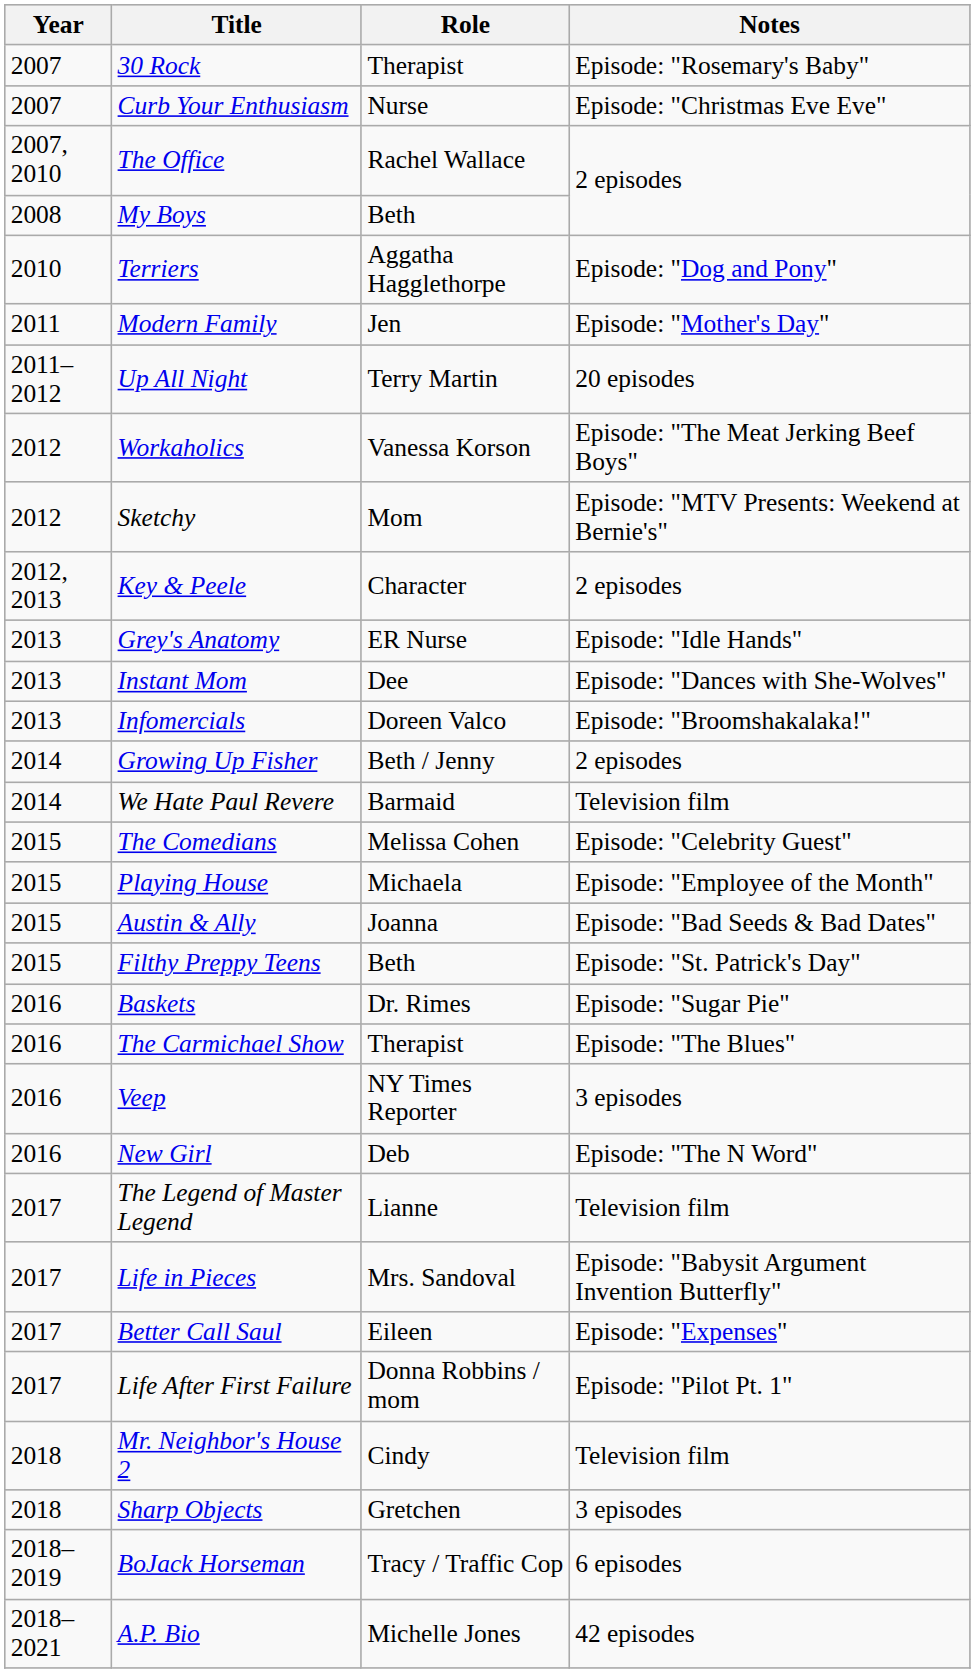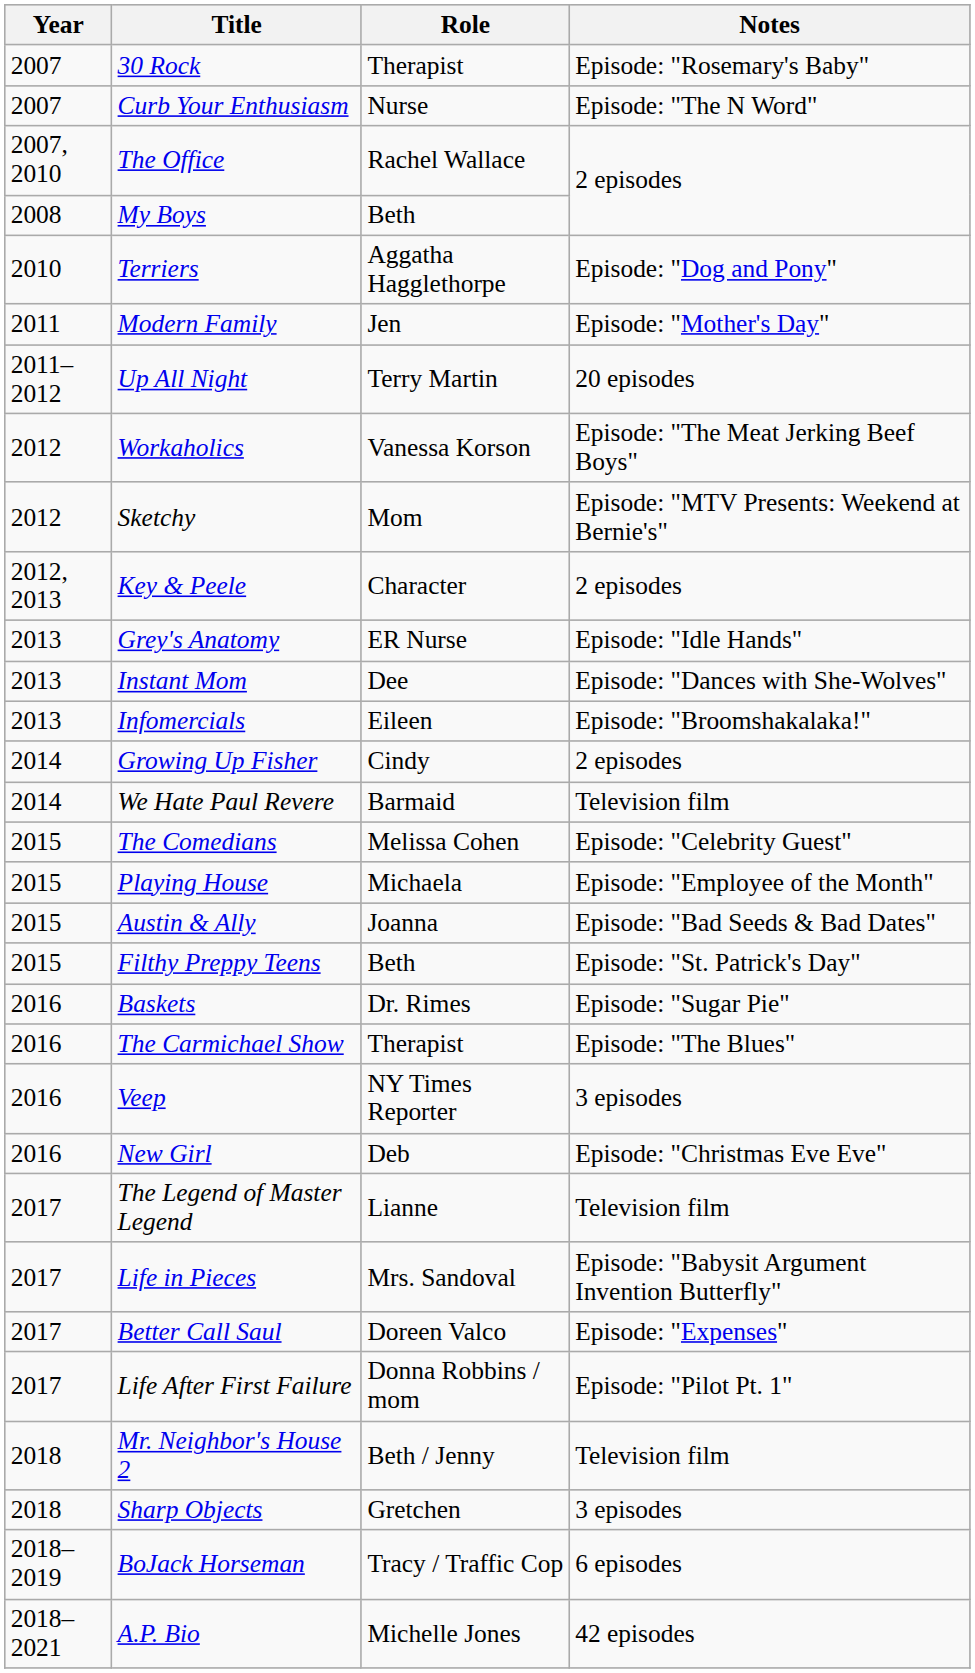(731, 105) Episode: "Christmas Eve Eve" -> (696, 105) Episode: "The N Word"
(437, 720) Doreen Valco -> (400, 720) Eileen
(431, 761) Beth / Jenny -> (399, 761) Cindy
(696, 1152) Episode: "The N Word" -> (731, 1152) Episode: "Christmas Eve Eve"
(400, 1331) Eileen -> (437, 1331) Doreen Valco
(399, 1454) Cindy -> (431, 1454) Beth / Jenny
